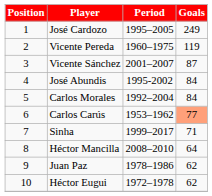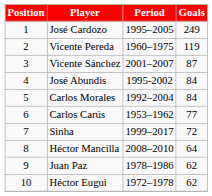(192, 115) lightsalmon background -> (192, 115) no background
(192, 132) 71 -> (192, 132) 72
